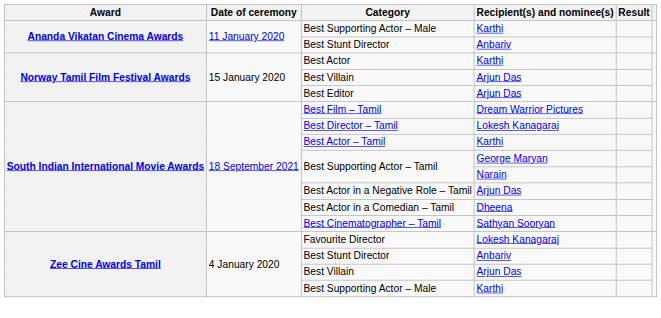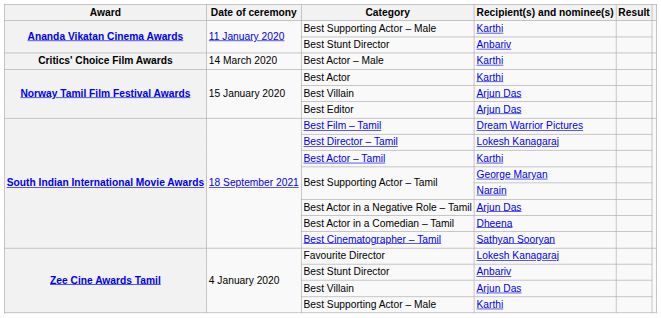+ row: (105, 61)
